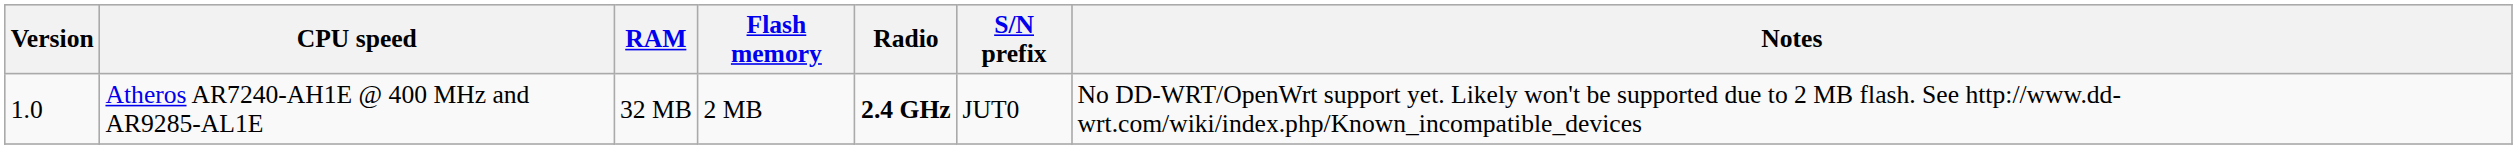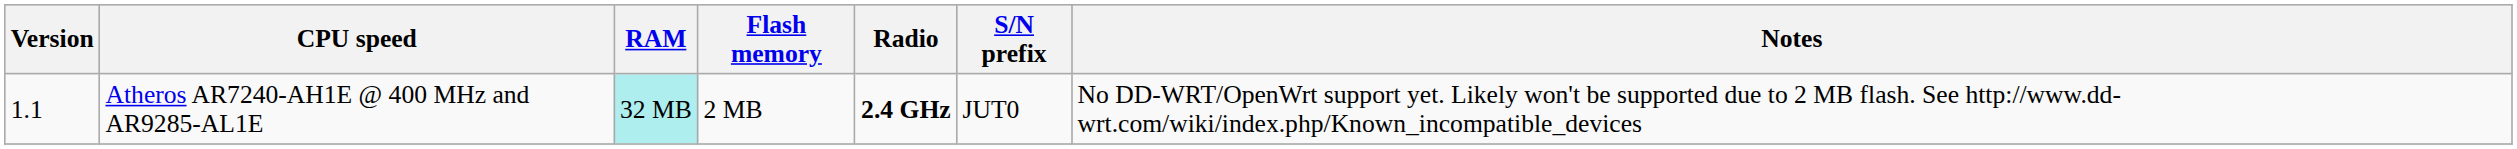(27, 108) 1.0 -> (27, 108) 1.1
(656, 108) no background -> (656, 108) paleturquoise background
